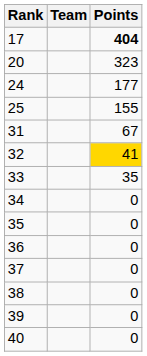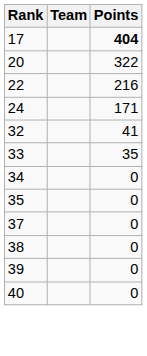(126, 62) 323 -> (126, 62) 322
+ row: (16, 85)
(126, 85) 177 -> (126, 108) 171
- row: (16, 108)
- row: (16, 131)
(130, 154) gold background -> (130, 131) no background
- row: (16, 246)
